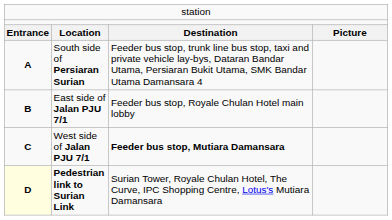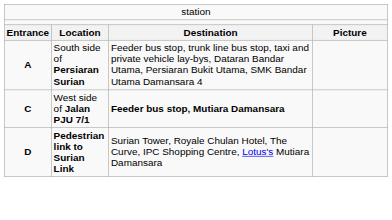- row: (80, 108)
(28, 190) lightyellow background -> (28, 152) no background
